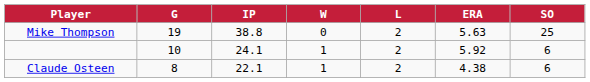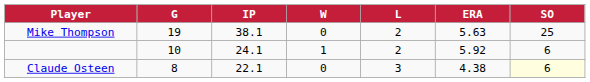(249, 32) 38.8 -> (249, 32) 38.1
(323, 68) 1 -> (323, 68) 0
(398, 68) 2 -> (398, 68) 3
(547, 68) no background -> (547, 68) lightyellow background
